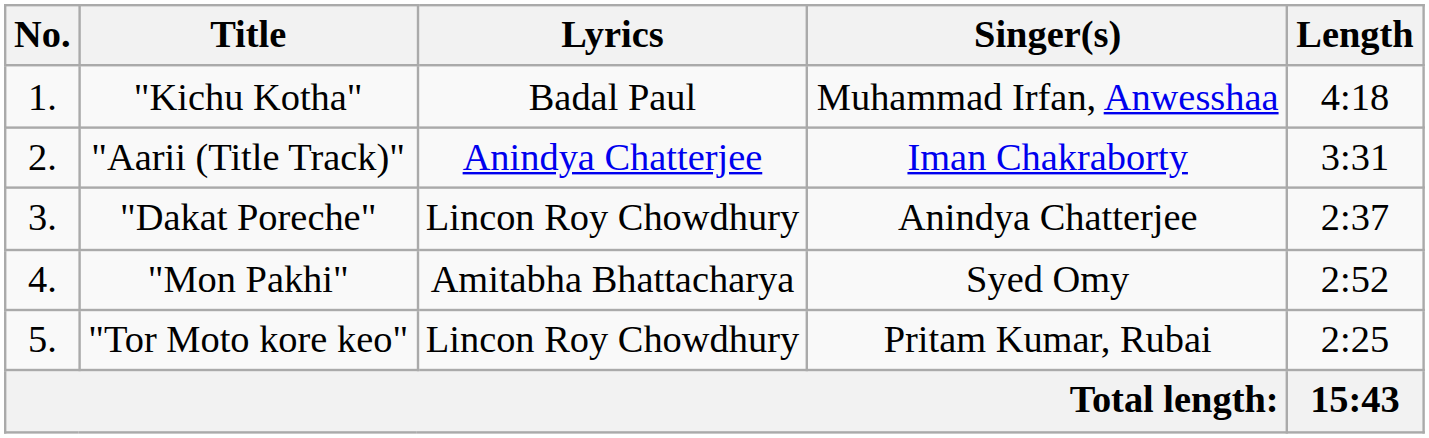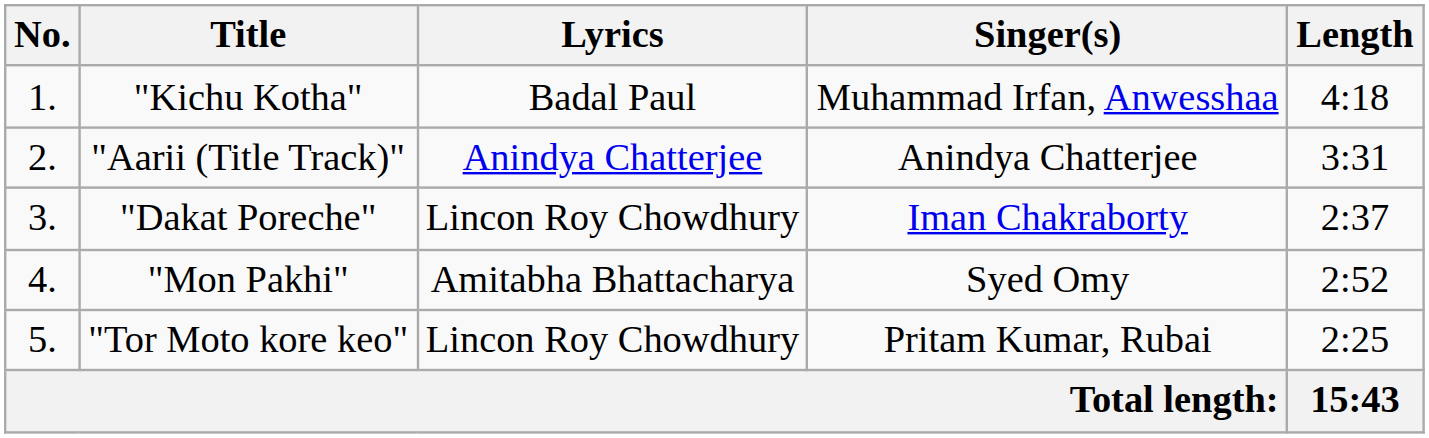(1048, 156) Iman Chakraborty -> (1048, 156) Anindya Chatterjee
(1048, 217) Anindya Chatterjee -> (1048, 217) Iman Chakraborty
